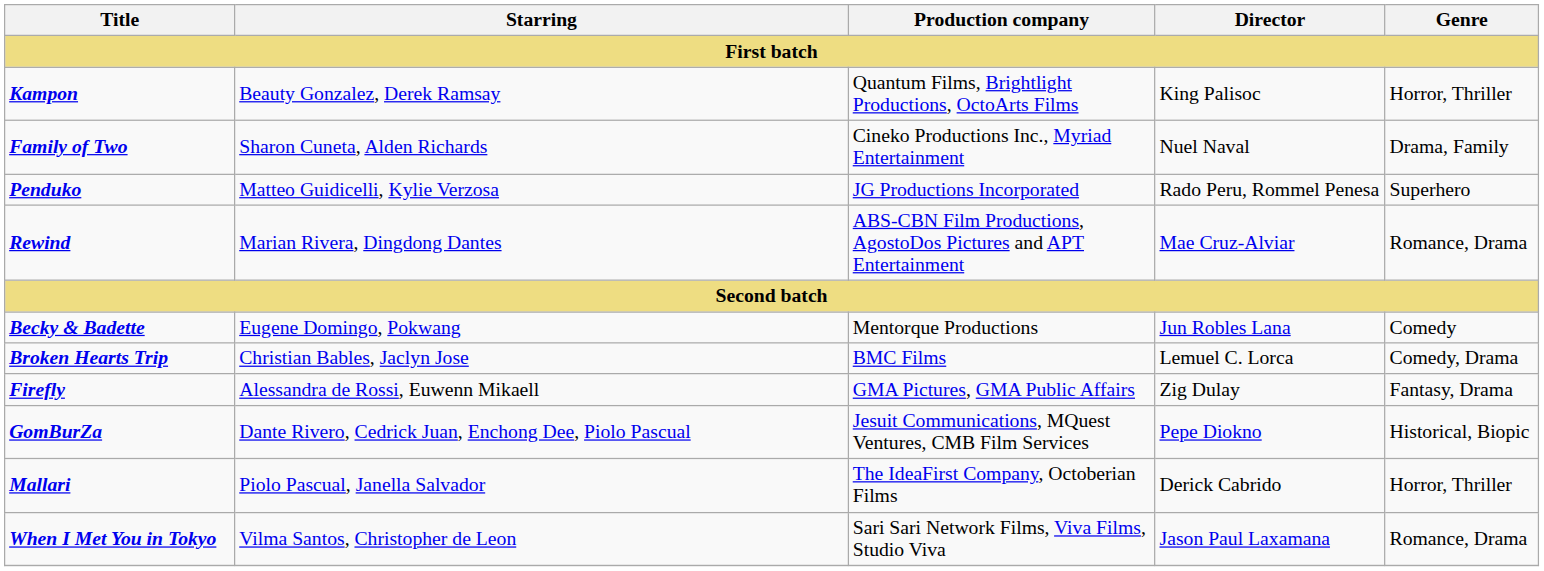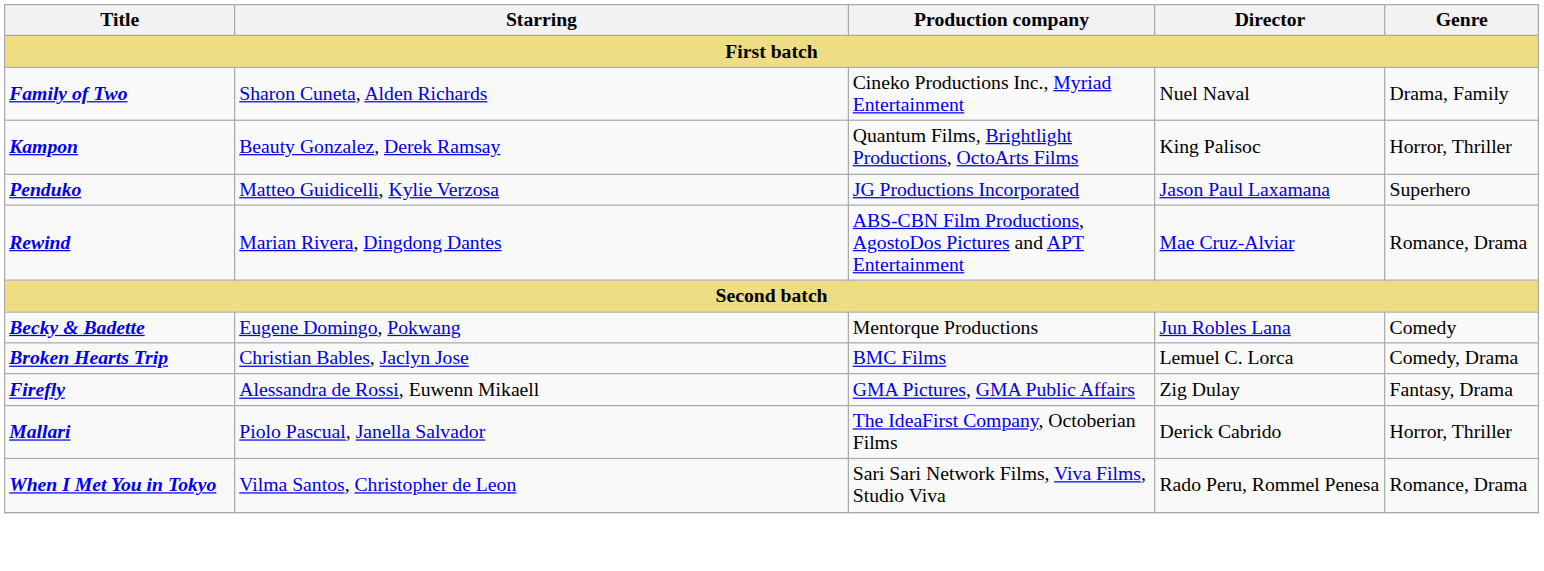rows swapped: (68, 146) <-> (44, 93)
(1269, 189) Rado Peru, Rommel Penesa -> (1245, 189) Jason Paul Laxamana
- row: (56, 431)
(1245, 538) Jason Paul Laxamana -> (1269, 485) Rado Peru, Rommel Penesa
